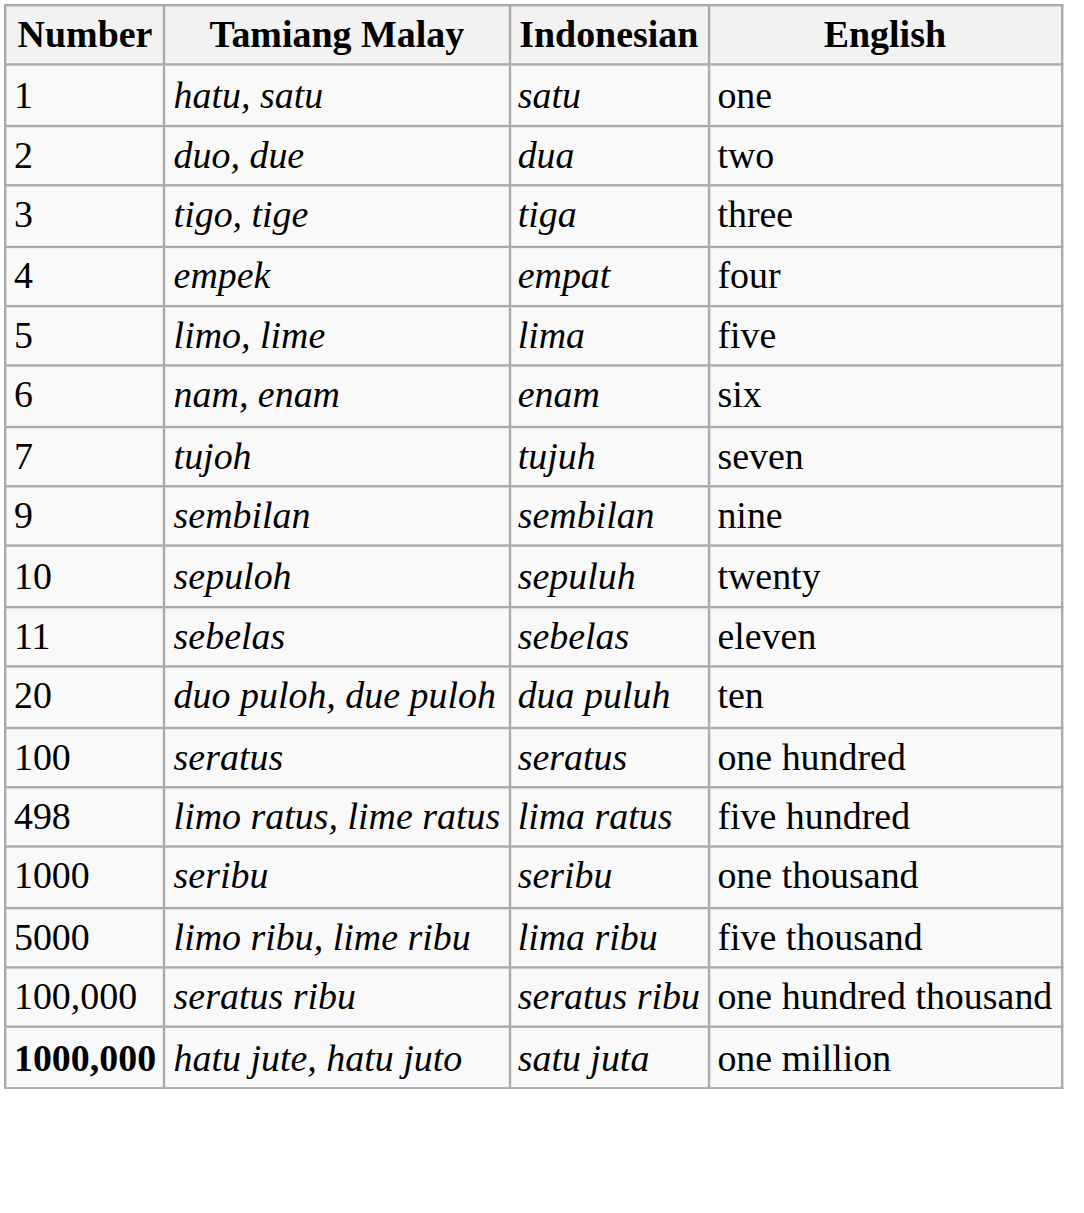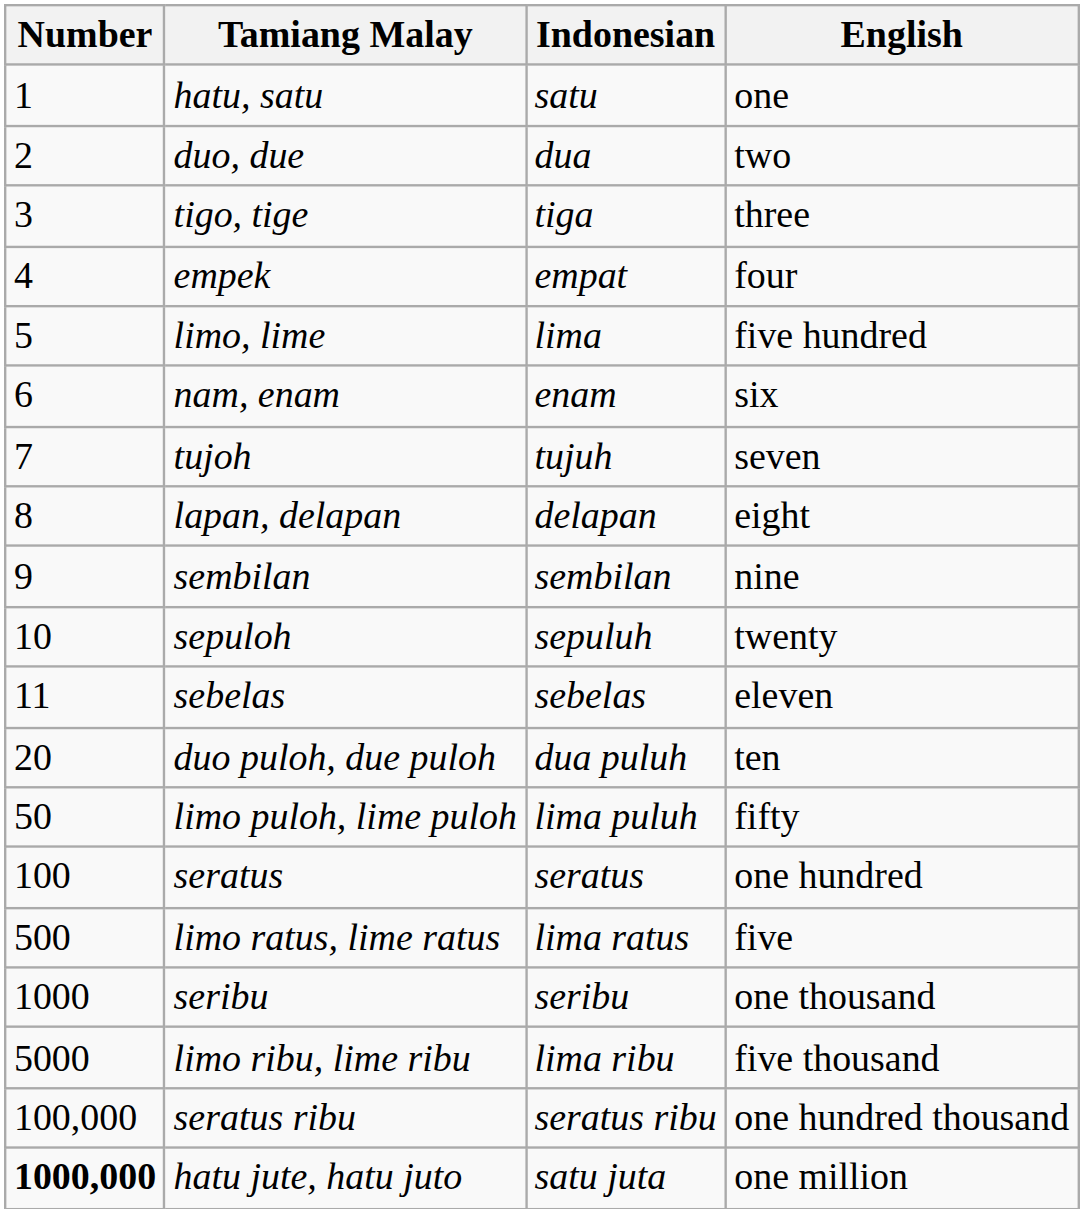(747, 335) five -> (831, 335) five hundred
+ row: (287, 515)
+ row: (345, 816)
(42, 816) 498 -> (42, 936) 500
(814, 816) five hundred -> (764, 936) five
